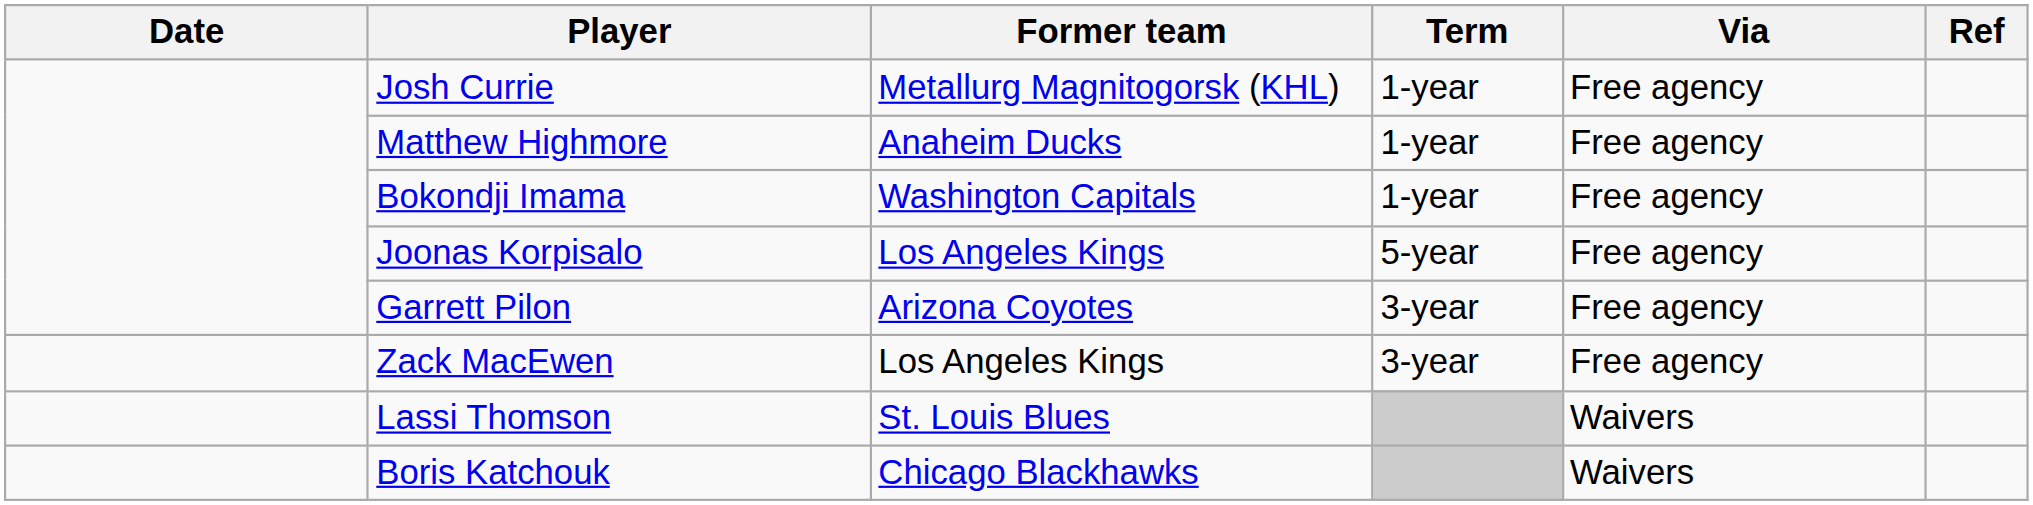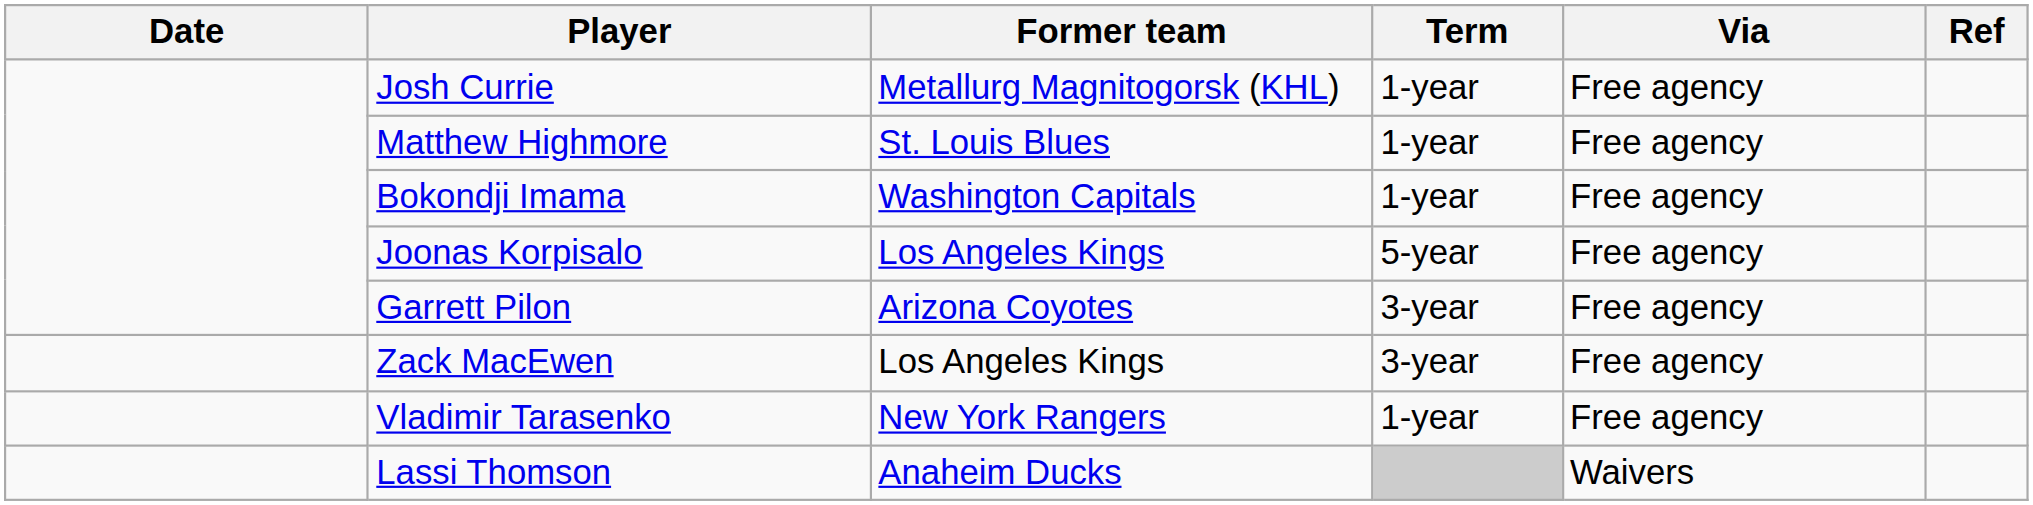(1000, 142) Anaheim Ducks -> (994, 142) St. Louis Blues
+ row: (524, 417)
(994, 417) St. Louis Blues -> (1000, 472) Anaheim Ducks
- row: (493, 472)
